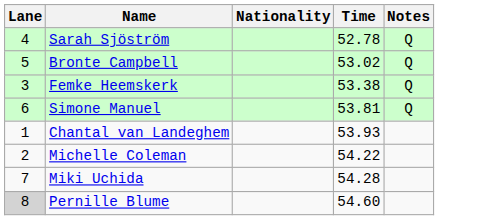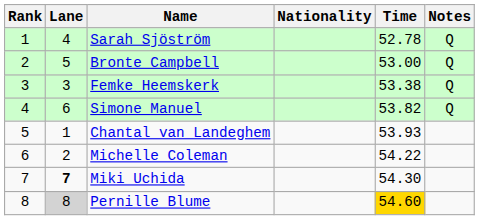+ column: (25, 16)
(359, 63) 53.02 -> (400, 63) 53.00
(359, 109) 53.81 -> (400, 109) 53.82
(25, 179) normal -> (66, 179) bold
(359, 179) 54.28 -> (400, 179) 54.30
(359, 203) no background -> (400, 203) gold background
